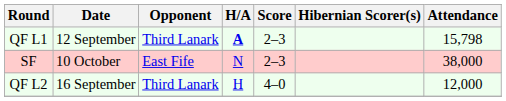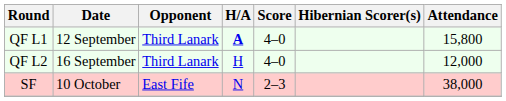(275, 38) 2–3 -> (275, 38) 4–0
(463, 38) 15,798 -> (463, 38) 15,800
rows swapped: (29, 84) <-> (29, 61)
